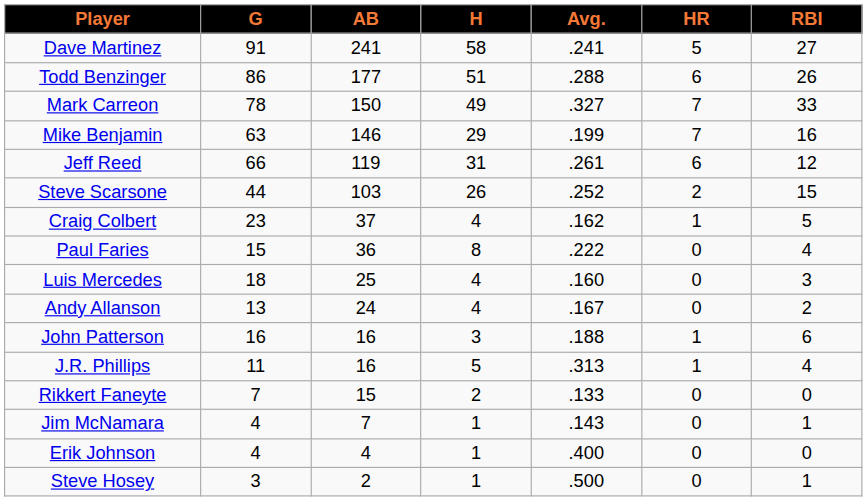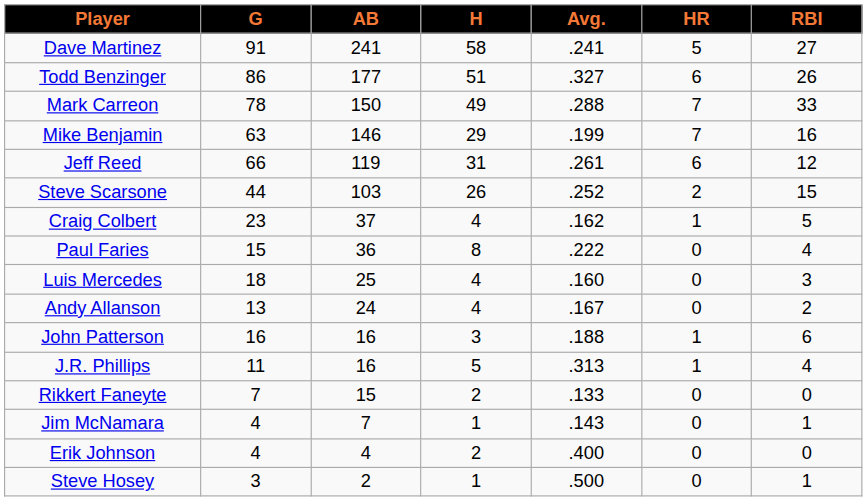(586, 76) .288 -> (586, 76) .327
(586, 105) .327 -> (586, 105) .288
(476, 452) 1 -> (476, 452) 2
